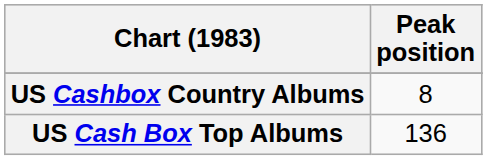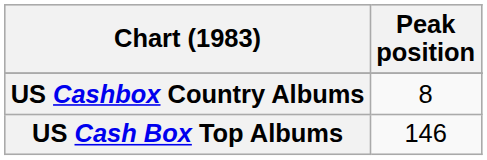(426, 133) 136 -> (426, 133) 146
